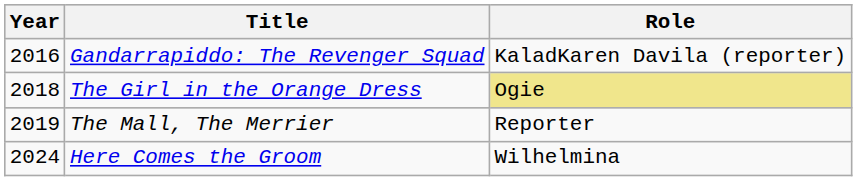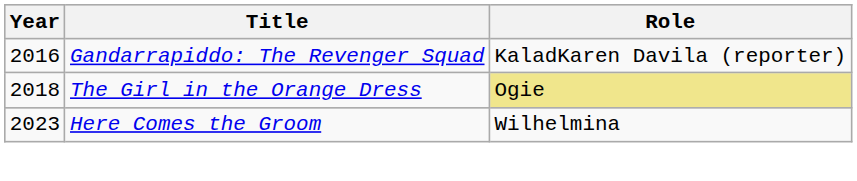- row: (202, 124)
(35, 158) 2024 -> (35, 124) 2023
